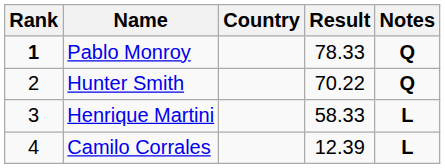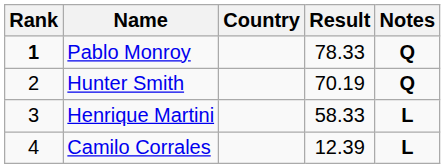(340, 83) 70.22 -> (340, 83) 70.19
